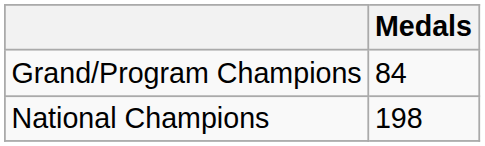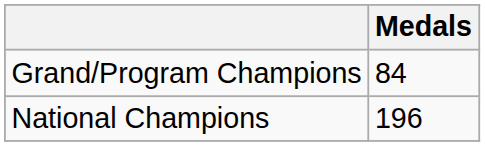(399, 118) 198 -> (399, 118) 196
